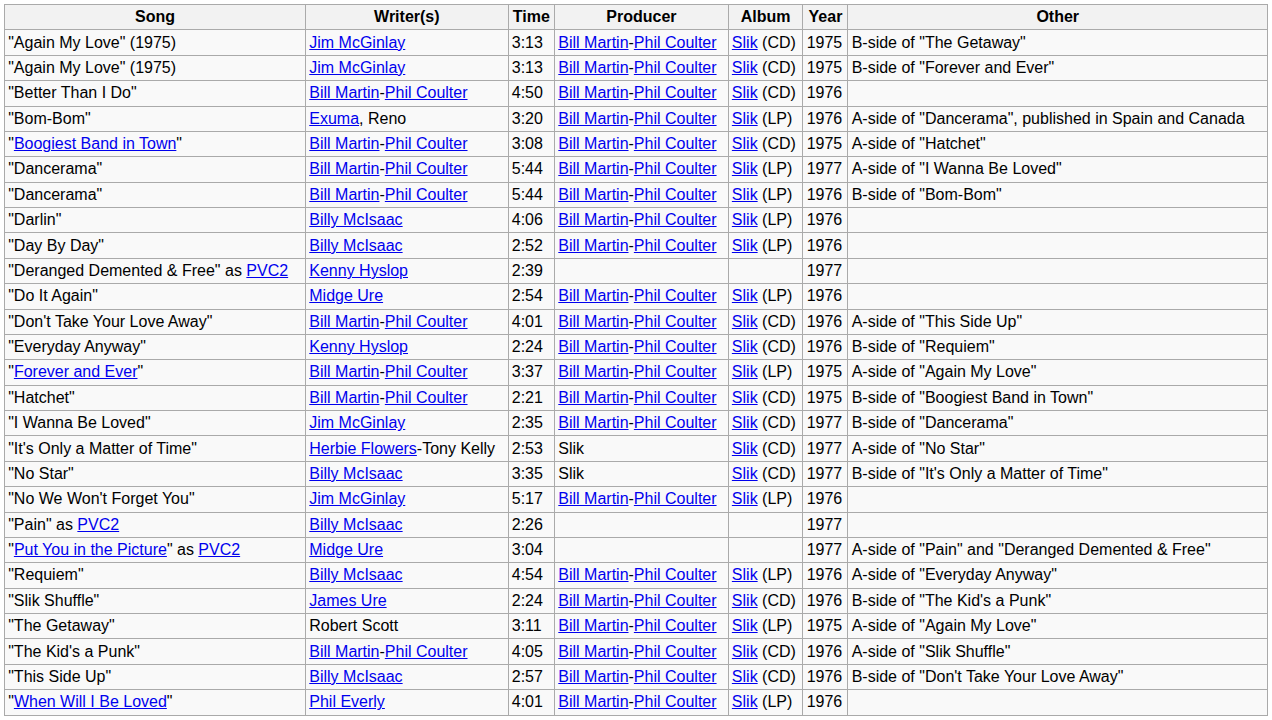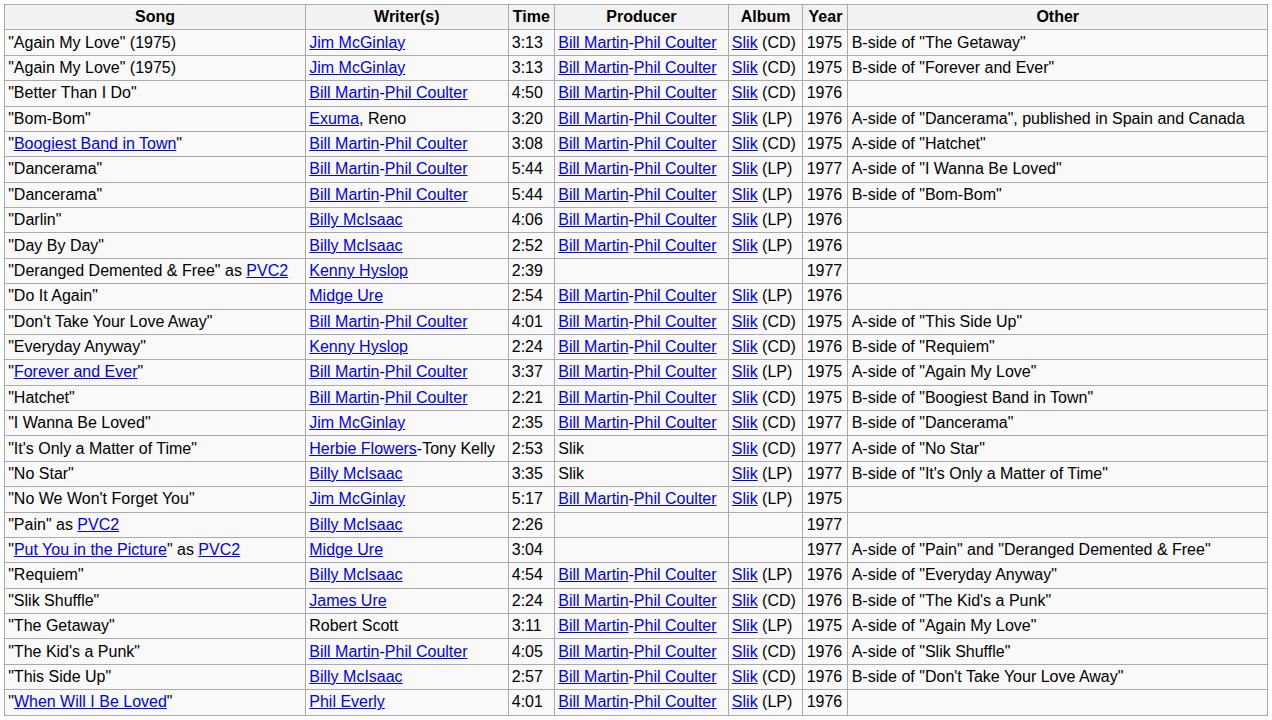(824, 321) 1976 -> (824, 321) 1975
(764, 473) Slik (CD) -> (762, 473) Slik (LP)
(824, 499) 1976 -> (824, 499) 1975
